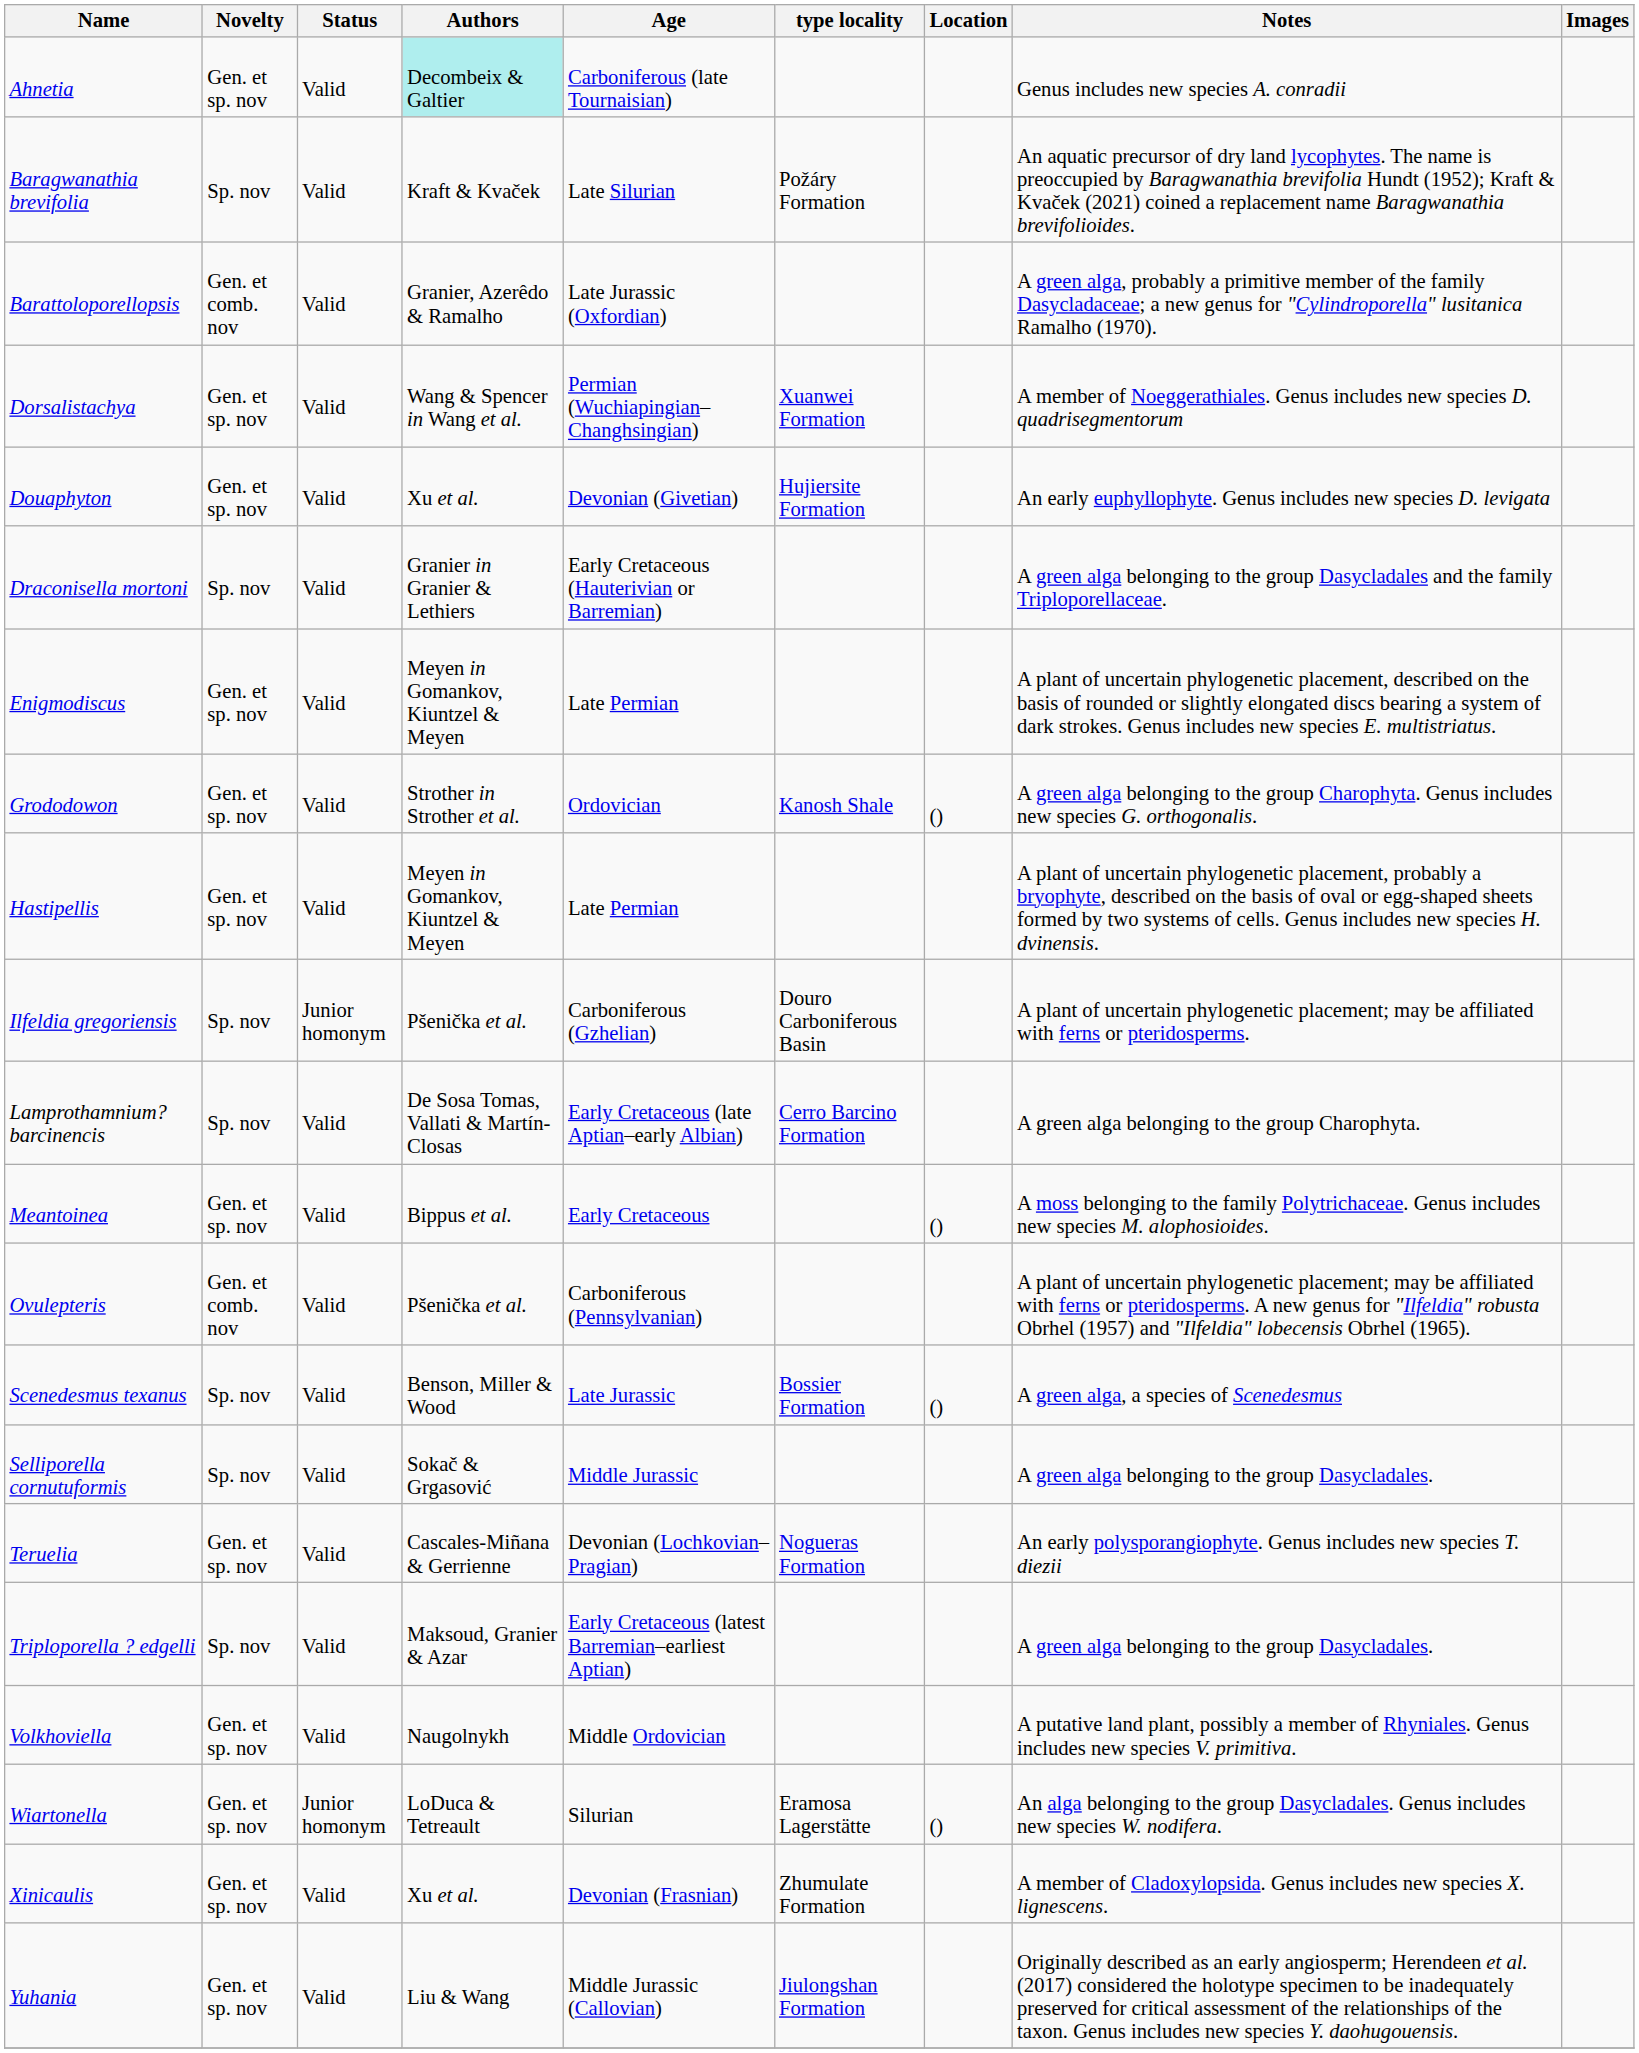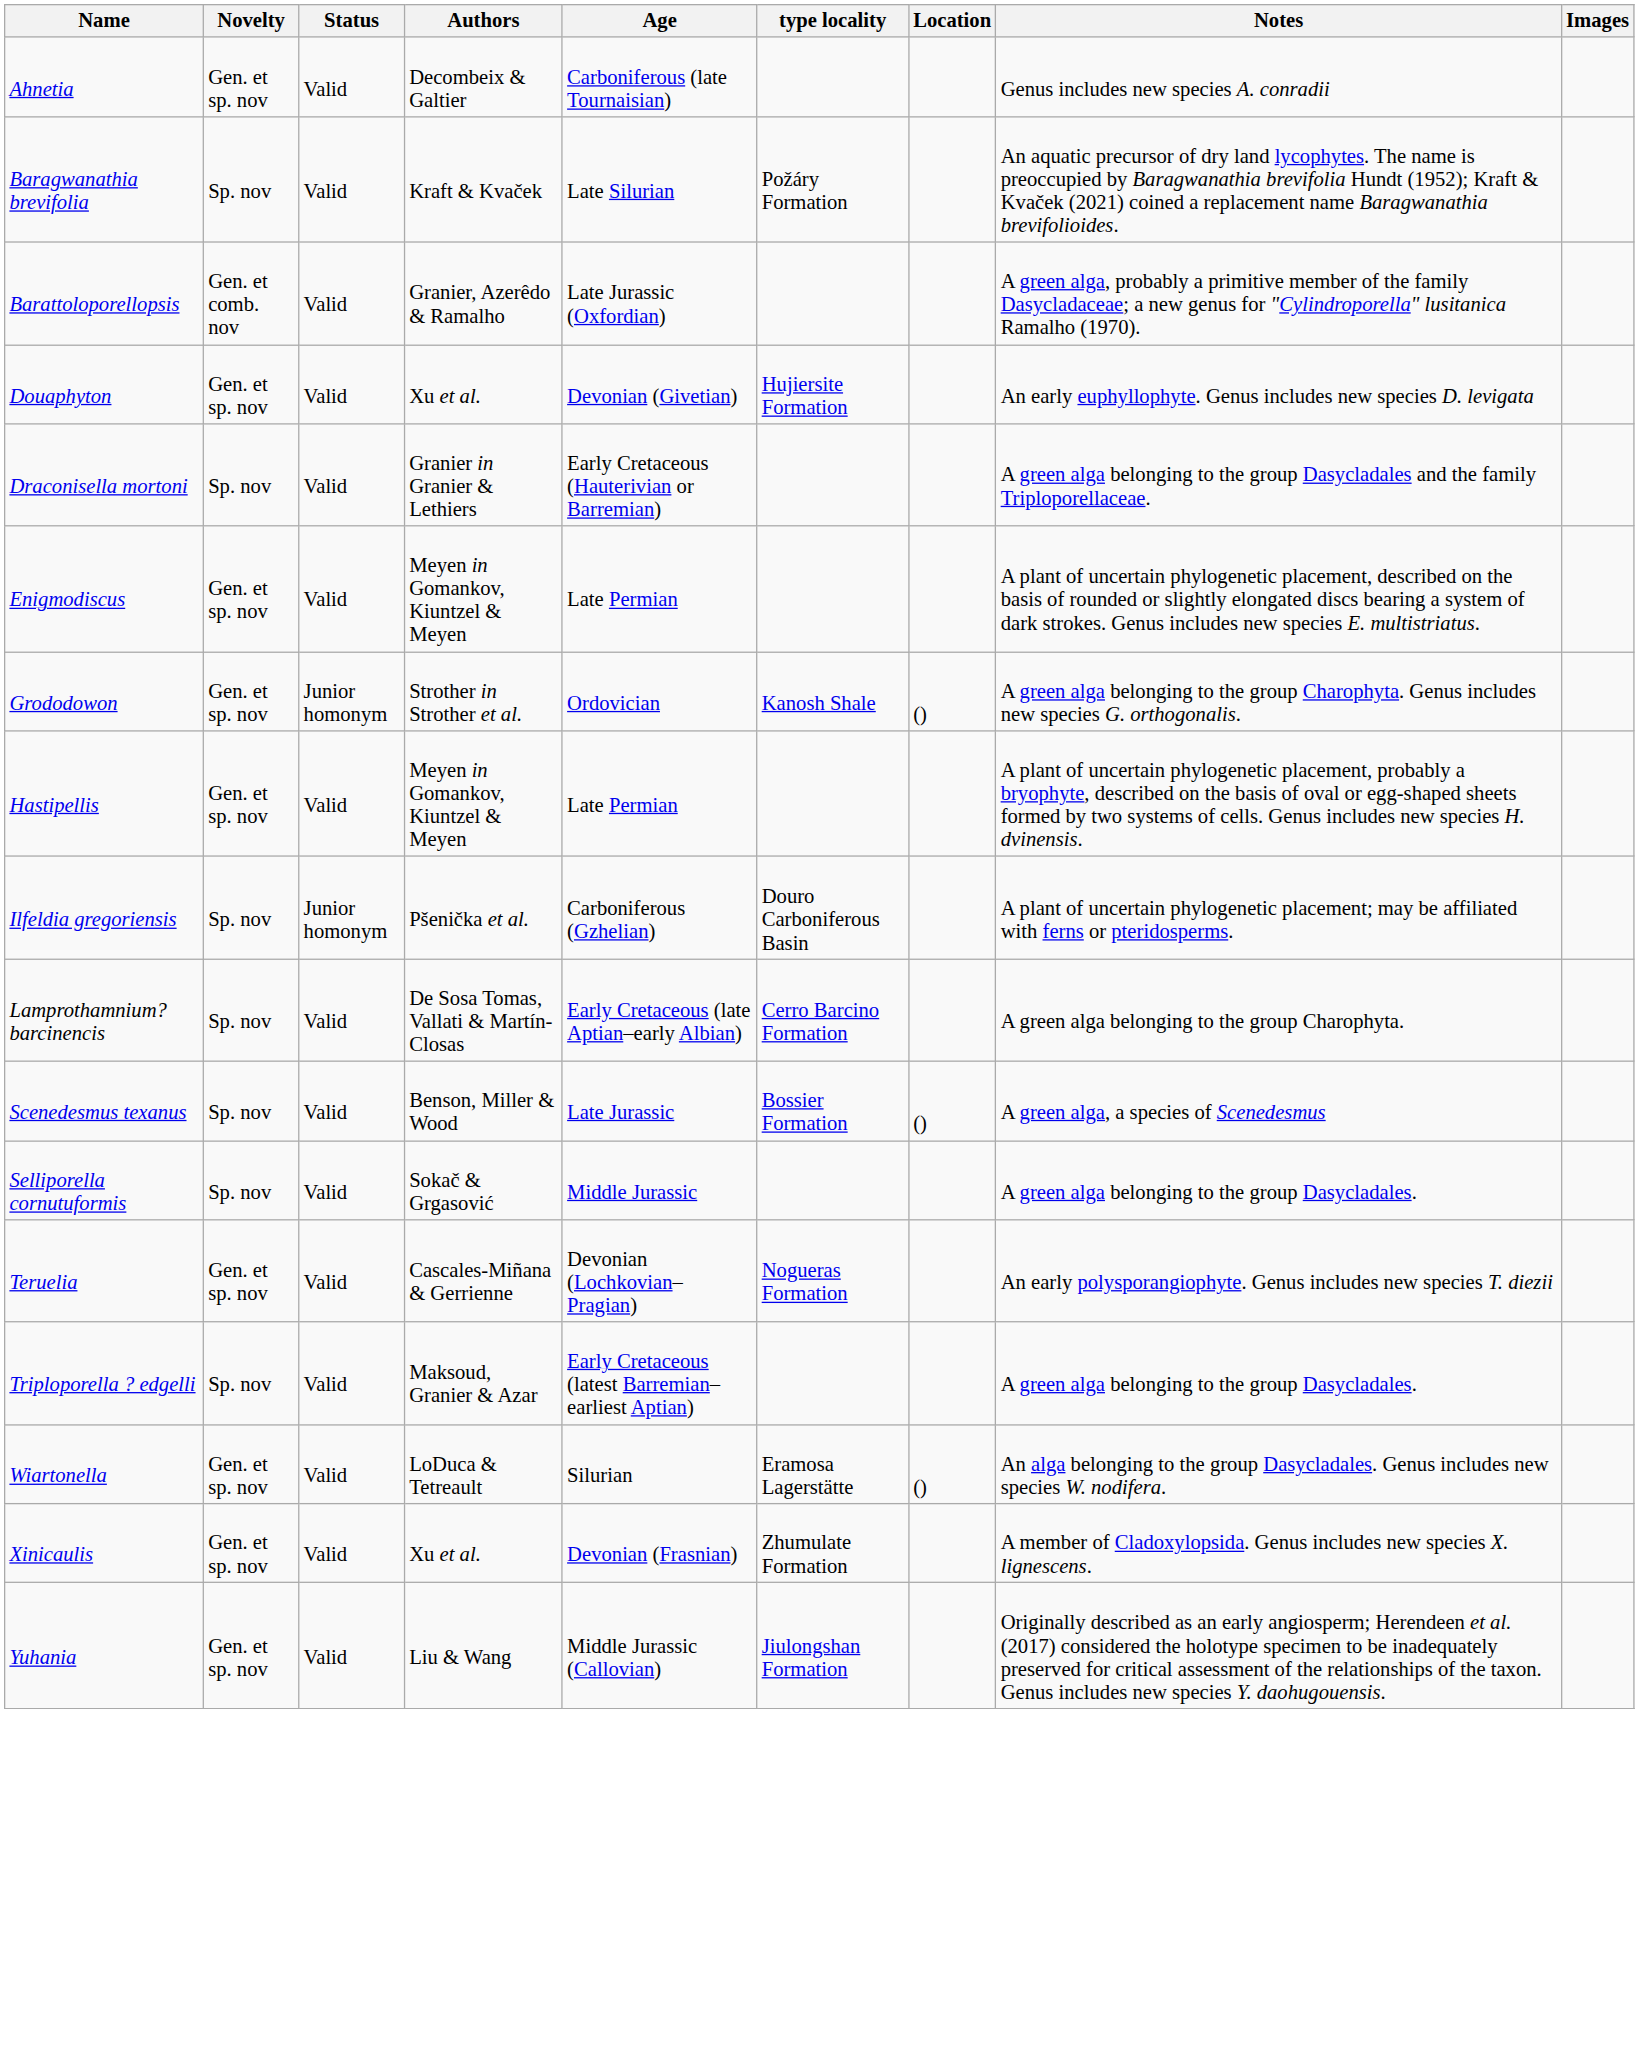(465, 88) paleturquoise background -> (467, 88) no background
- row: (72, 407)
(324, 805) Valid -> (345, 702) Junior homonym
- row: (59, 1214)
- row: (58, 1305)
- row: (60, 1736)
(344, 1815) Junior homonym -> (325, 1475) Valid
